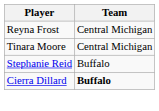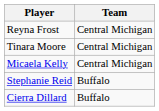+ row: (37, 64)
(94, 81) bold -> (93, 98) normal
